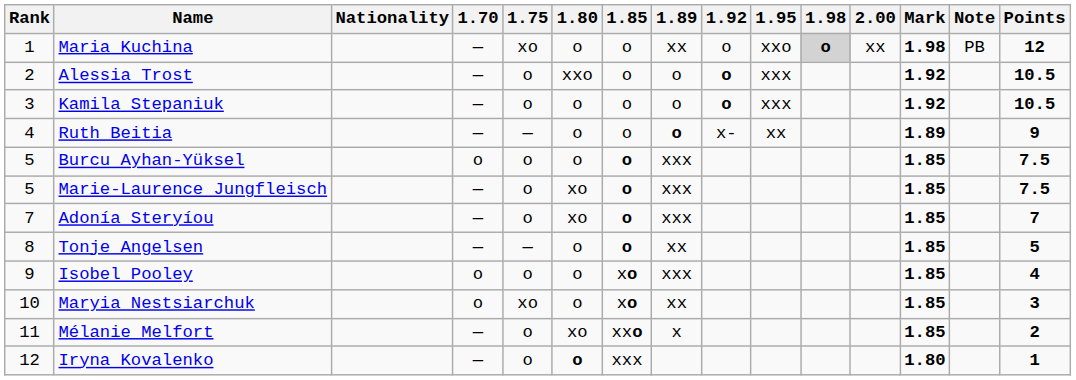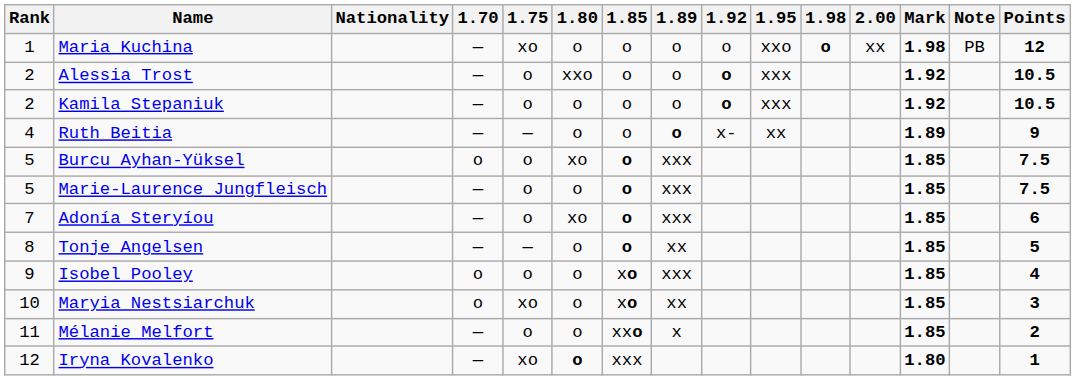(677, 47) xx -> (677, 47) o
(826, 47) lightgrey background -> (826, 47) no background
(30, 104) 3 -> (30, 104) 2
(577, 161) o -> (577, 161) xo
(577, 190) xo -> (577, 190) o
(1035, 218) 7 -> (1035, 218) 6
(577, 332) xo -> (577, 332) o
(528, 361) o -> (528, 361) xo
